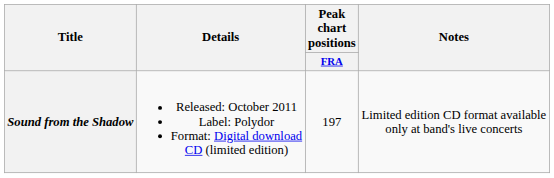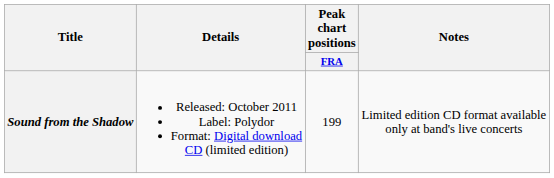(332, 121) 197 -> (332, 121) 199
